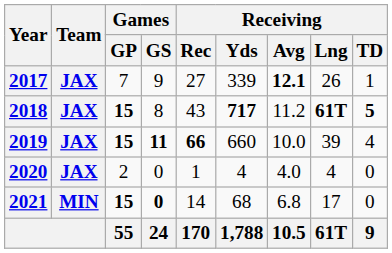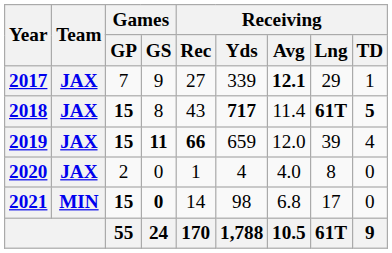(331, 80) 26 -> (331, 80) 29
(289, 111) 11.2 -> (289, 111) 11.4
(242, 141) 660 -> (242, 141) 659
(289, 141) 10.0 -> (289, 141) 12.0
(331, 171) 4 -> (331, 171) 8
(242, 202) 68 -> (242, 202) 98
